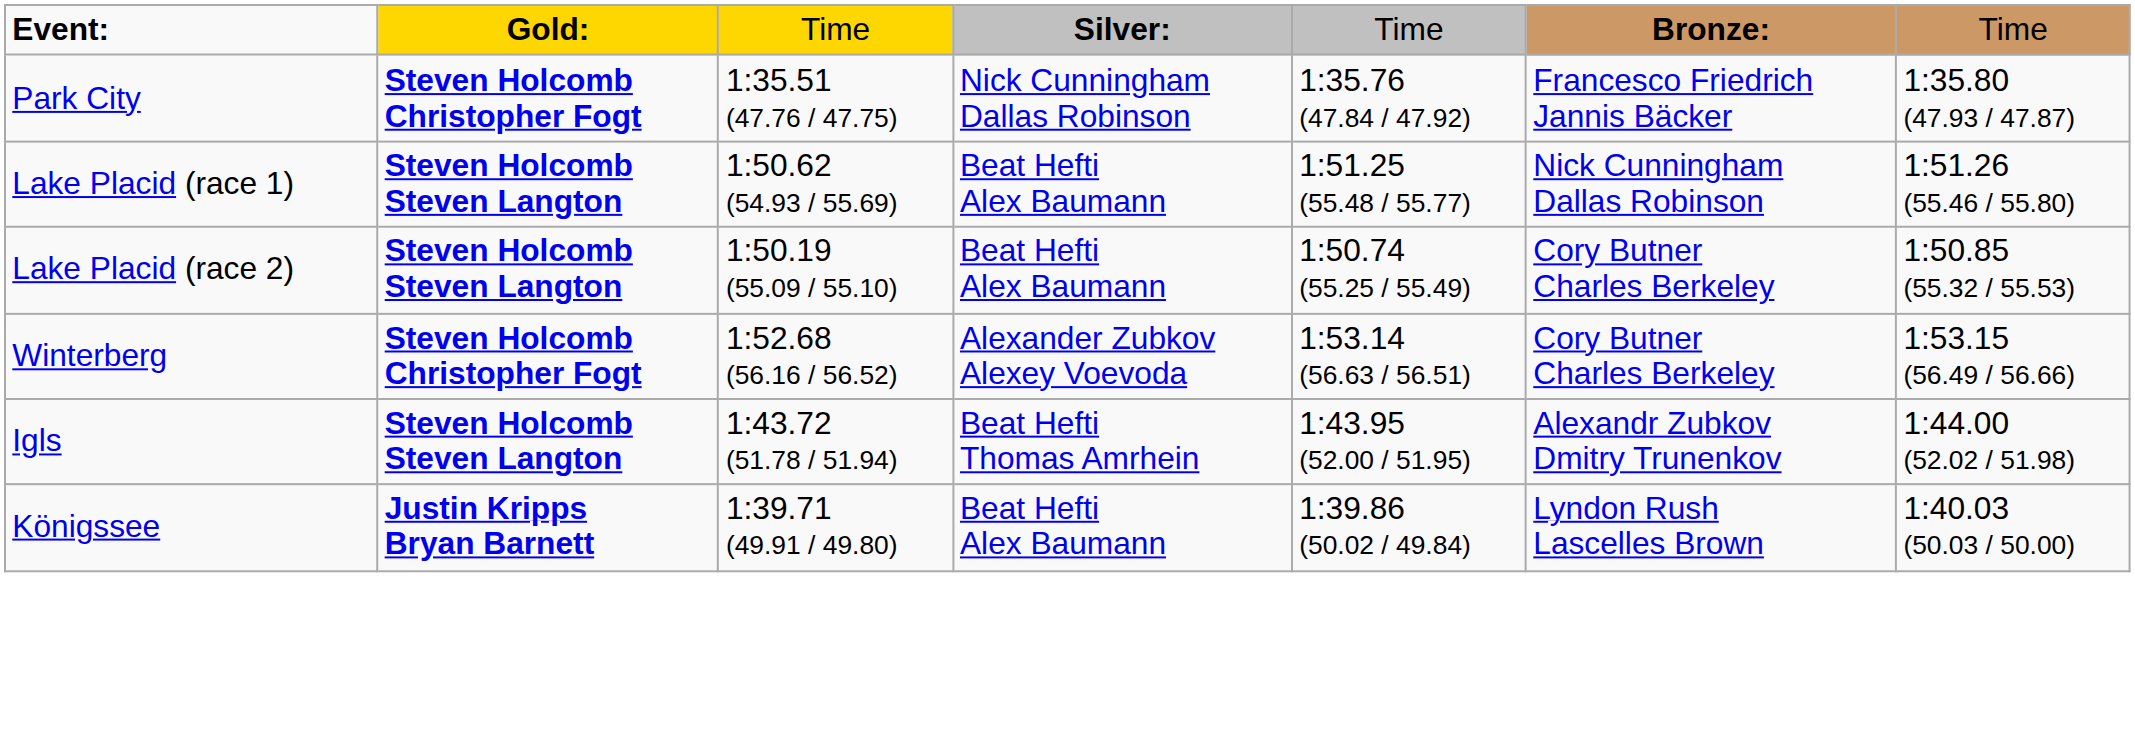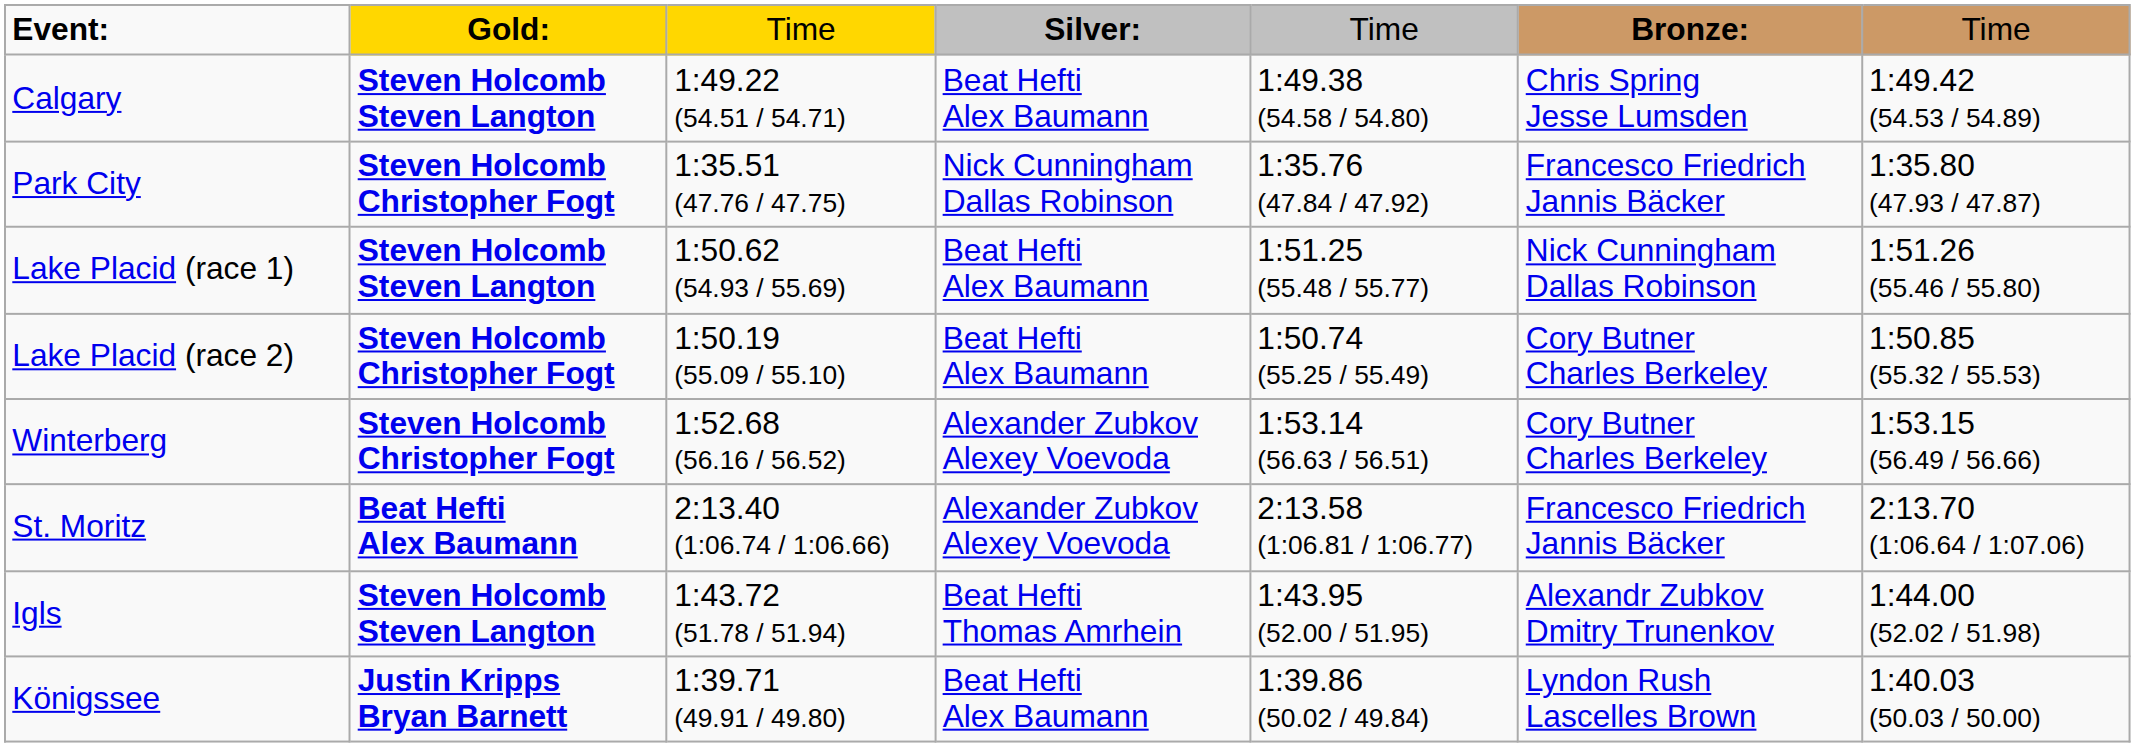+ row: (67, 97)
(509, 269) Steven Holcomb Steven Langton -> (486, 355) Steven Holcomb Christopher Fogt
+ row: (79, 527)
